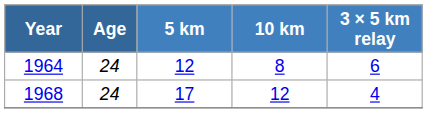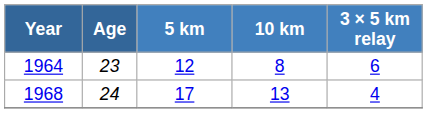(110, 66) 24 -> (110, 66) 23
(280, 94) 12 -> (280, 94) 13
